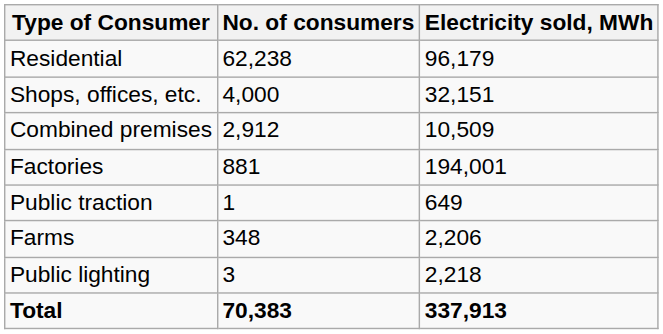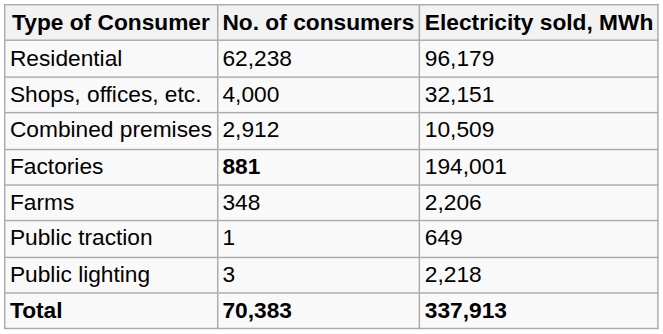(241, 166) normal -> (241, 166) bold
rows swapped: (42, 238) <-> (81, 202)
